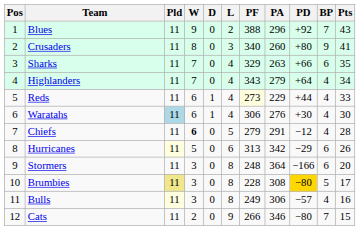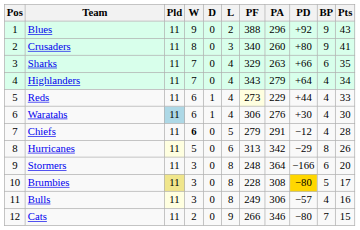(326, 30) 7 -> (326, 30) 9
(326, 149) 6 -> (326, 149) 8
